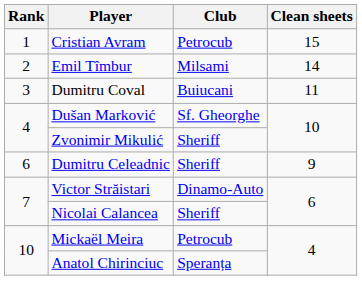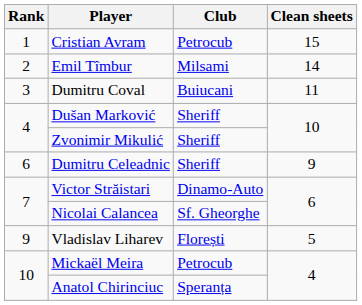(218, 115) Sf. Gheorghe -> (199, 115) Sheriff
(199, 213) Sheriff -> (218, 213) Sf. Gheorghe
+ row: (107, 238)
